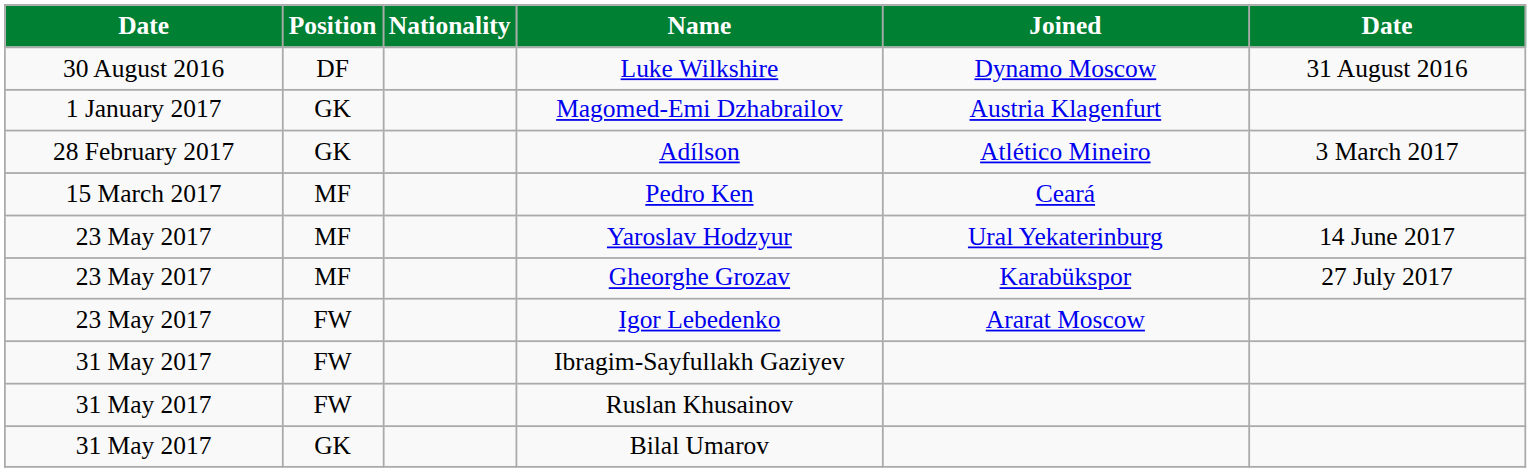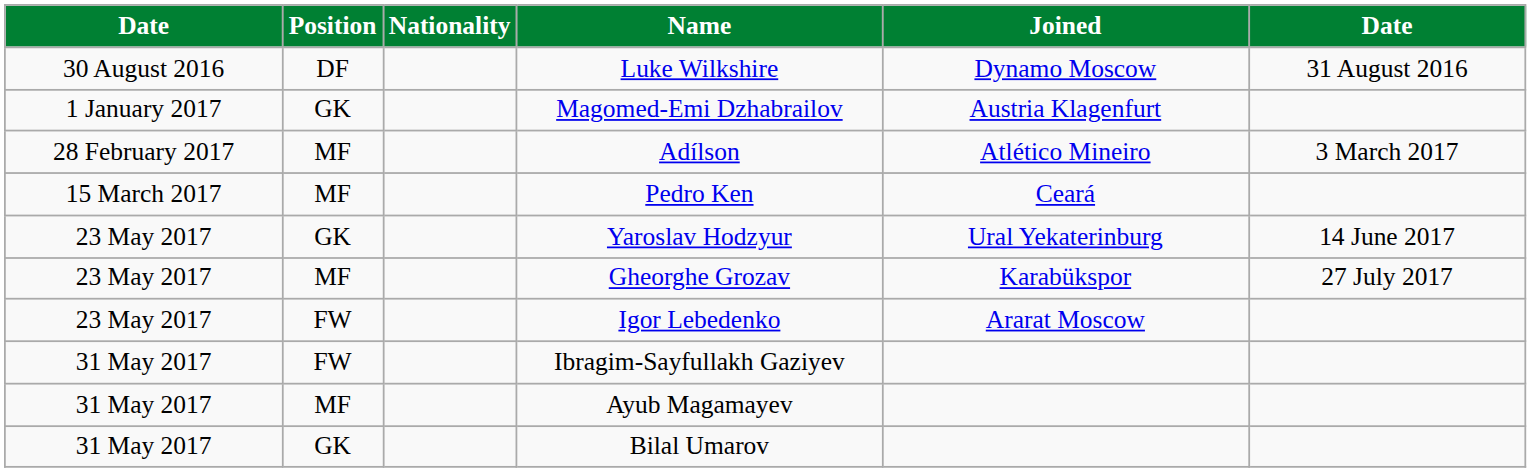(333, 152) GK -> (333, 152) MF
(333, 236) MF -> (333, 236) GK
+ row: (699, 404)
- row: (699, 404)
